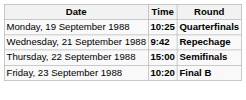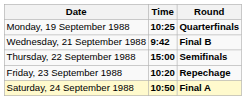(205, 42) Repechage -> (195, 42) Final B
(195, 73) Final B -> (205, 73) Repechage
+ row: (70, 88)
